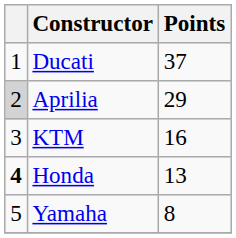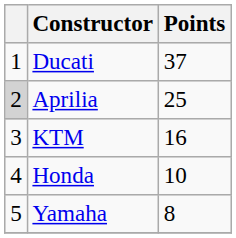(175, 99) 29 -> (175, 99) 25
(16, 176) bold -> (16, 176) normal
(175, 176) 13 -> (175, 176) 10
